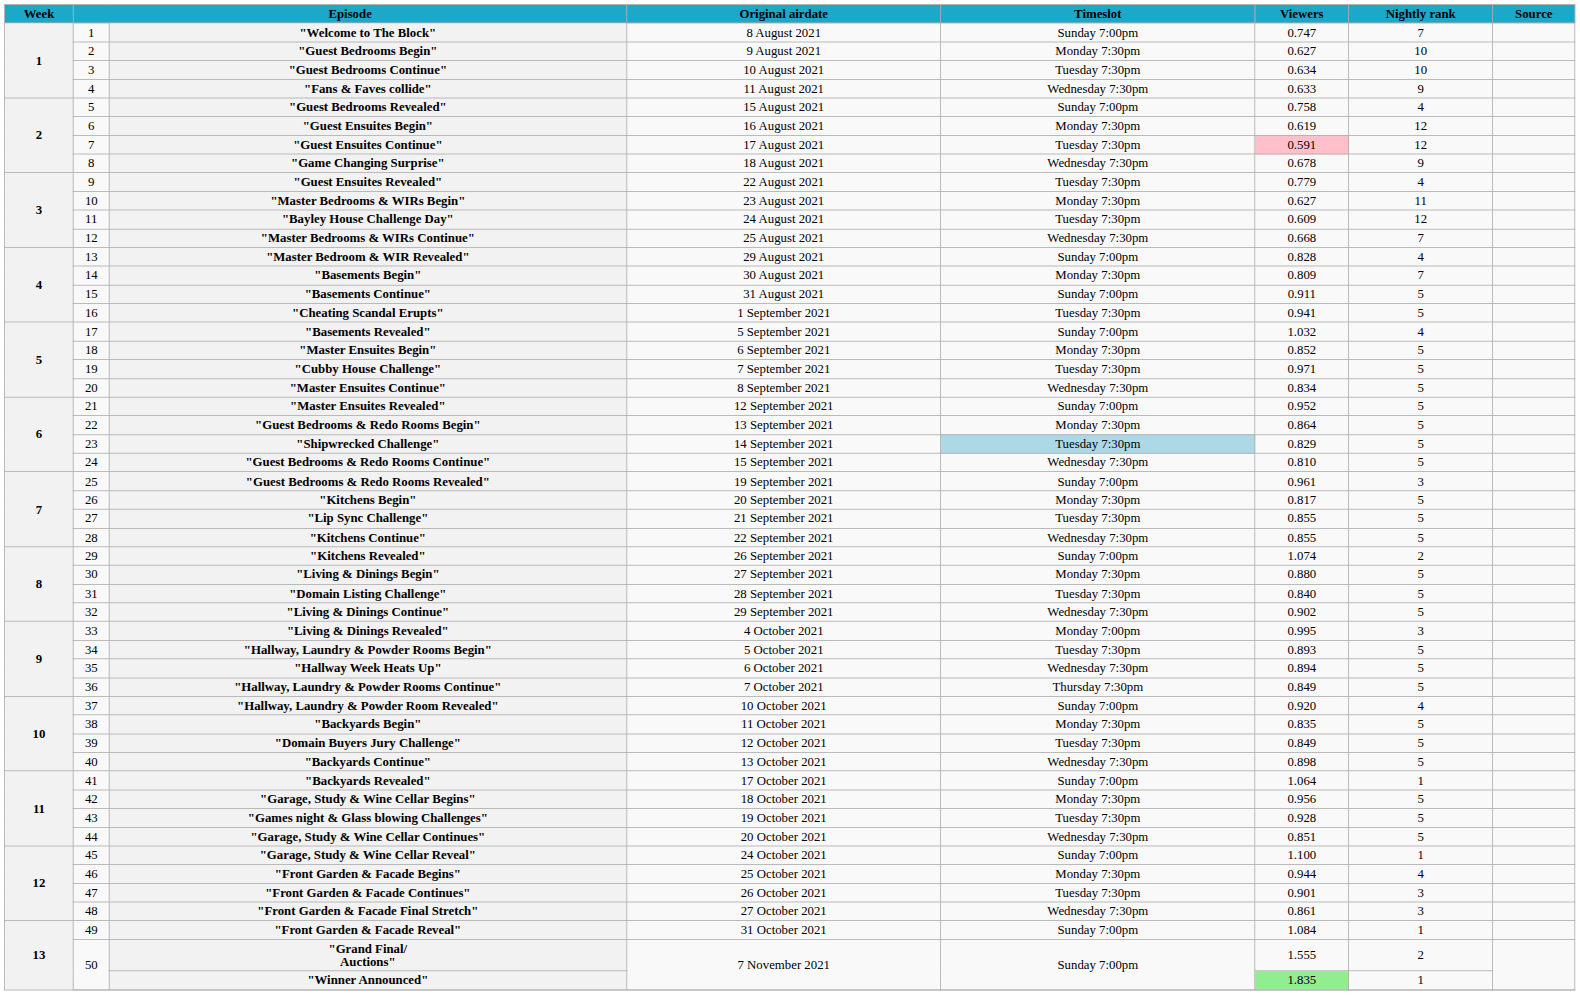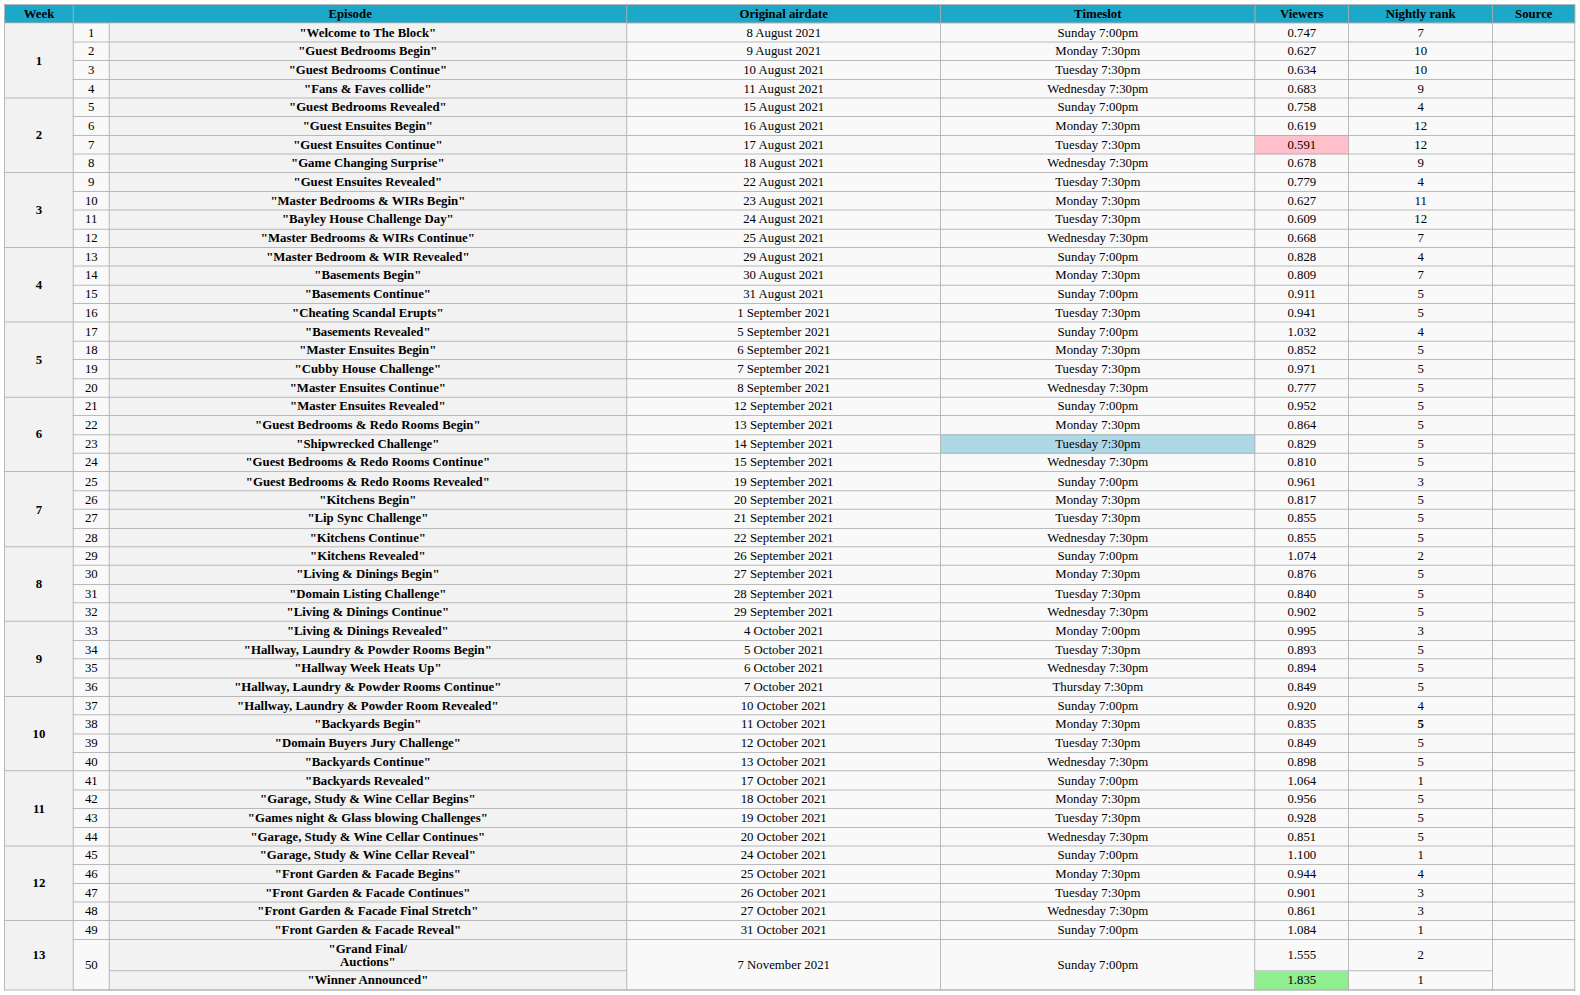(1302, 88) 0.633 -> (1302, 88) 0.683
(1302, 387) 0.834 -> (1302, 387) 0.777
(1302, 574) 0.880 -> (1302, 574) 0.876
(1421, 724) normal -> (1421, 724) bold
